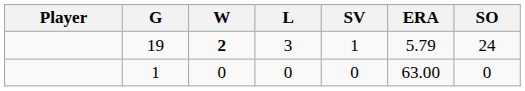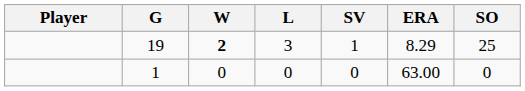(421, 45) 5.79 -> (421, 45) 8.29
(487, 45) 24 -> (487, 45) 25
